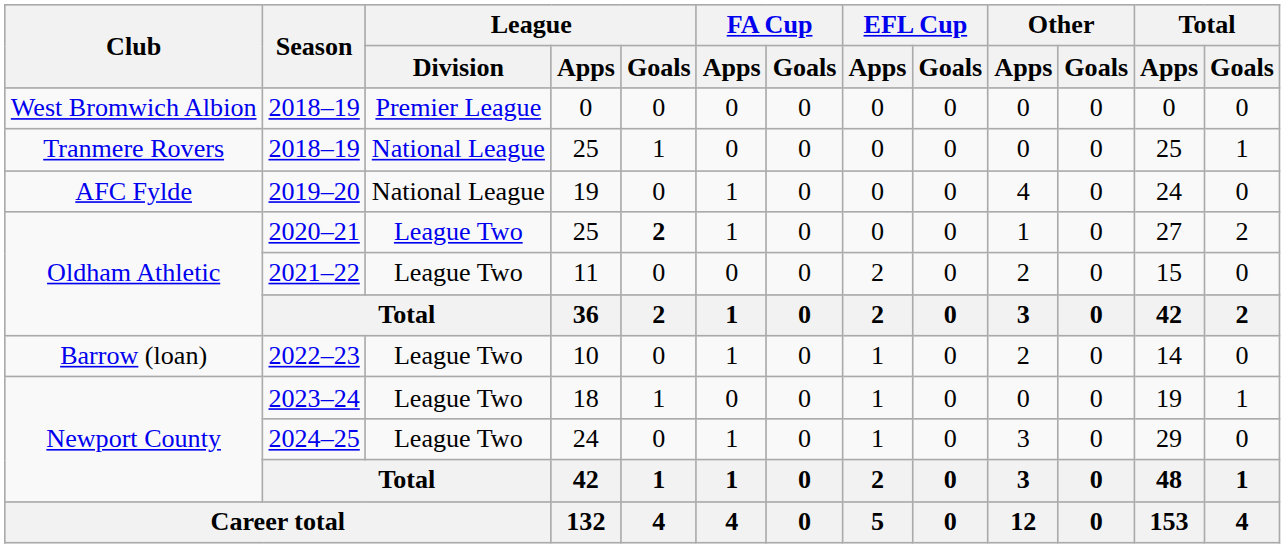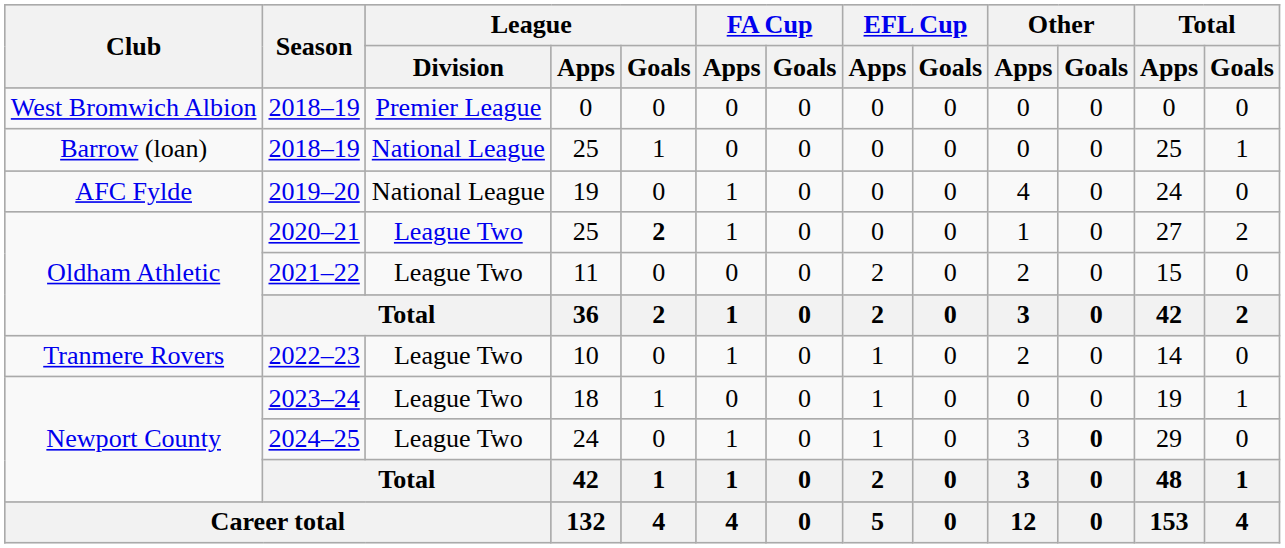(134, 149) Tranmere Rovers -> (134, 149) Barrow (loan)
(134, 356) Barrow (loan) -> (134, 356) Tranmere Rovers
(1096, 438) normal -> (1096, 438) bold
